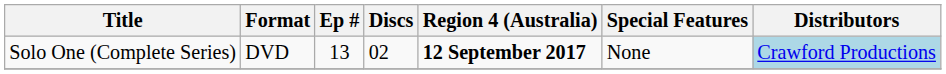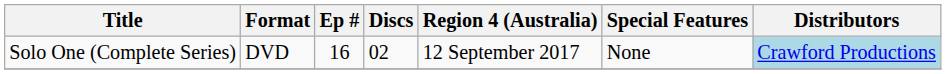(339, 52) 13 -> (339, 52) 16
(504, 52) bold -> (501, 52) normal
